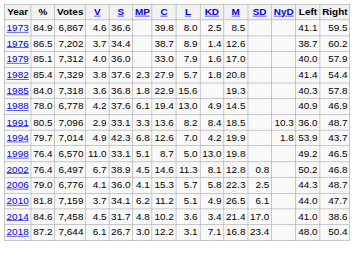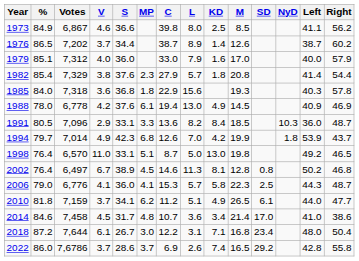(338, 28) 59.5 -> (342, 28) 56.2
(164, 216) 10.2 -> (168, 216) 10.7
+ row: (18, 248)
